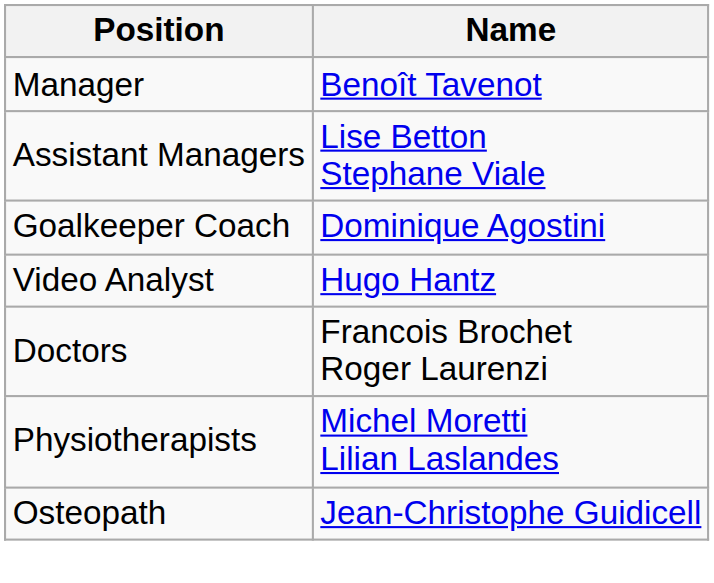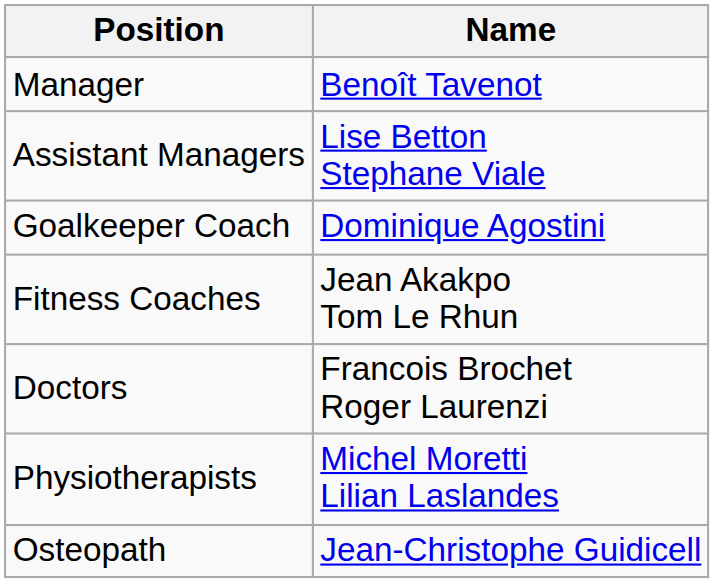+ row: (137, 298)
- row: (113, 279)
